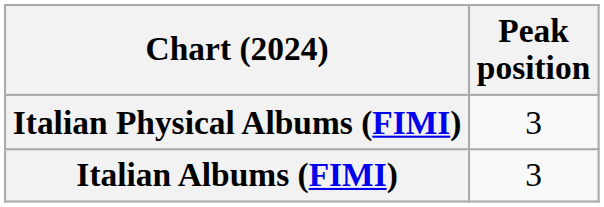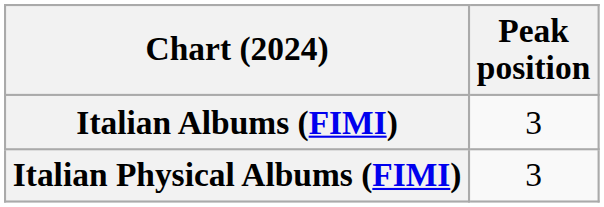rows swapped: (237, 174) <-> (237, 121)
